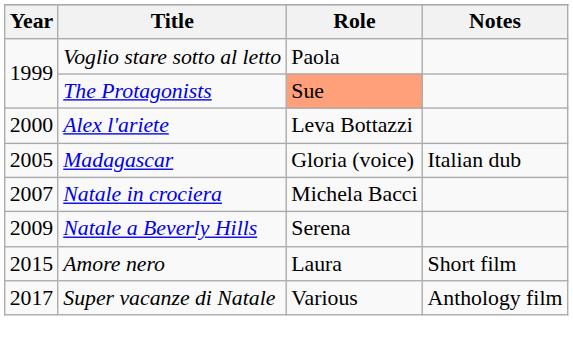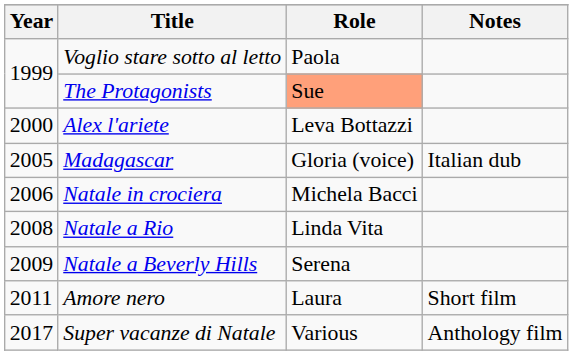(31, 194) 2007 -> (31, 194) 2006
+ row: (118, 228)
(31, 263) 2015 -> (31, 297) 2011
